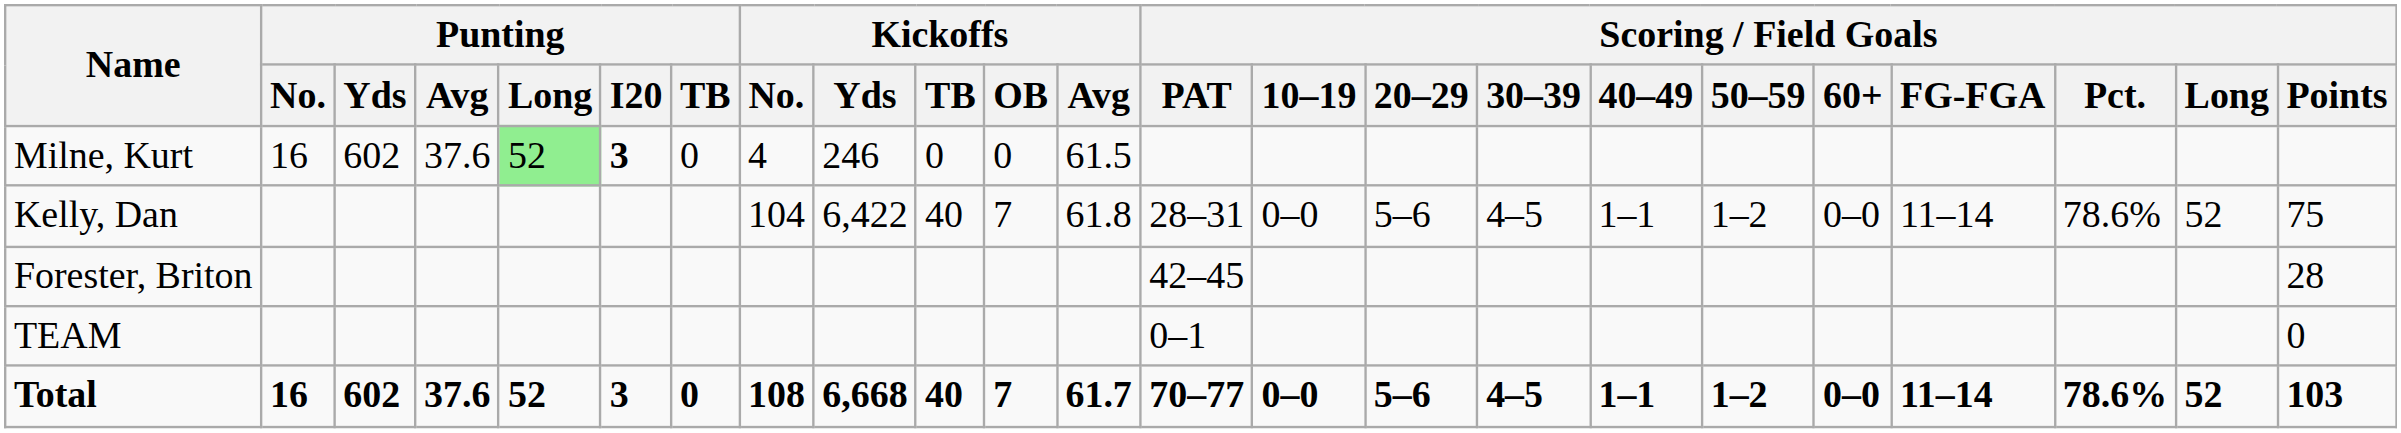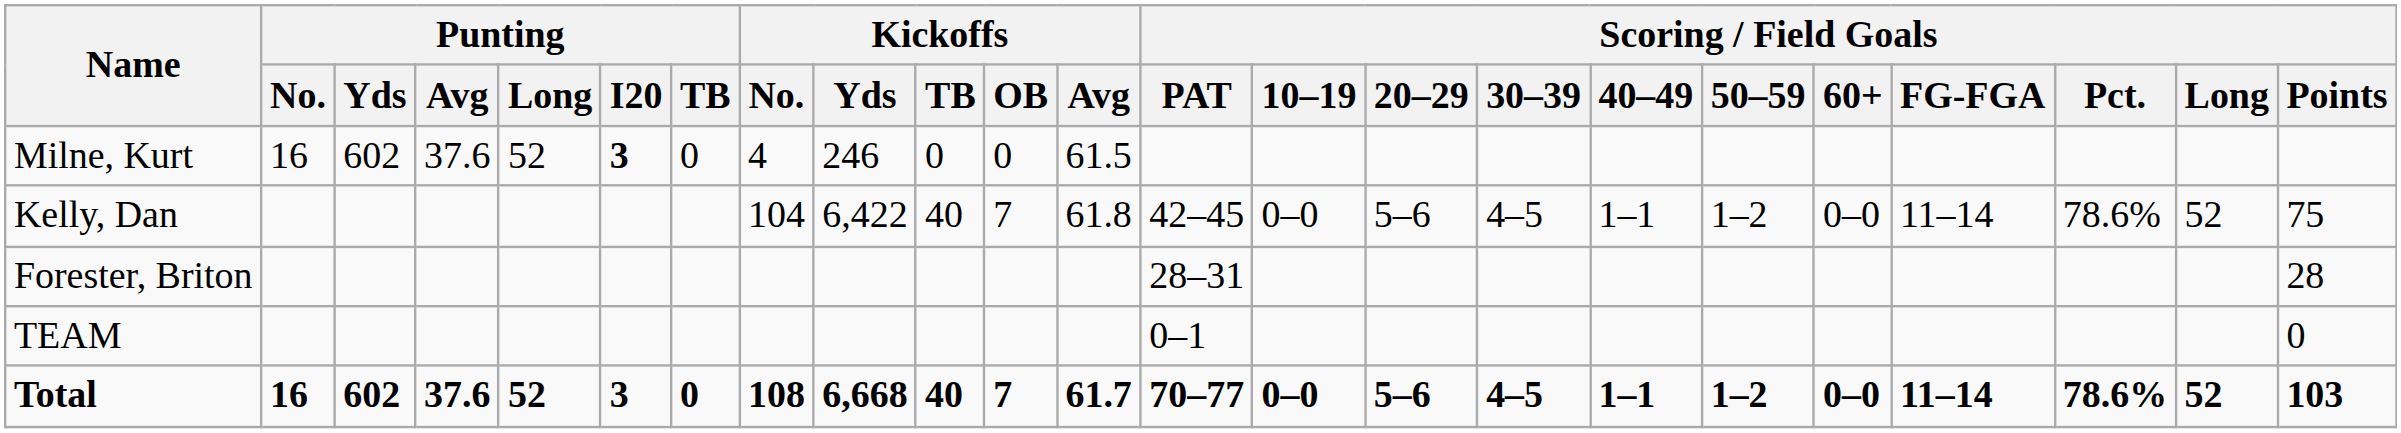(527, 154) lightgreen background -> (527, 154) no background
(1197, 214) 28–31 -> (1197, 214) 42–45
(1197, 275) 42–45 -> (1197, 275) 28–31
